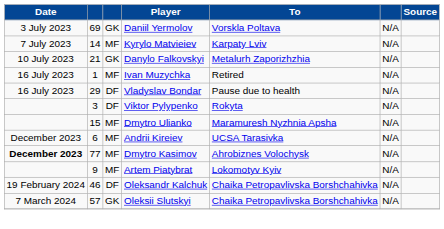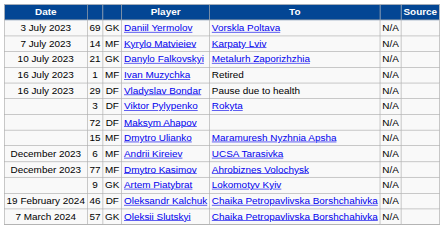+ row: (160, 122)
(46, 153) bold -> (46, 169) normal
(112, 169) MF -> (112, 185) GK
